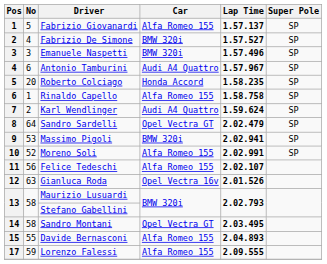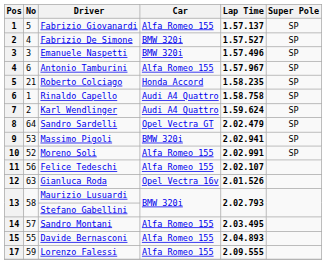(180, 68) Audi A4 Quattro -> (178, 68) Alfa Romeo 155
(31, 82) 20 -> (31, 82) 21
(178, 97) Alfa Romeo 155 -> (180, 97) Audi A4 Quattro
(31, 224) 58 -> (31, 224) 57
(178, 224) Opel Vectra GT -> (178, 224) Alfa Romeo 155
